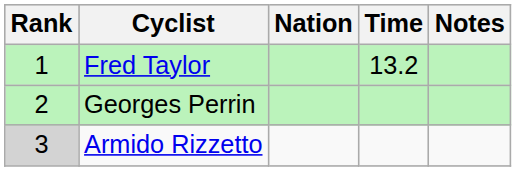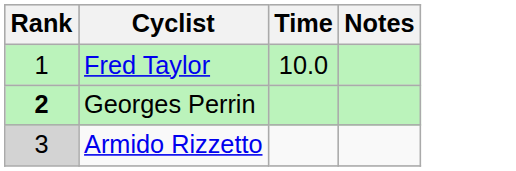- column: (313, 24)
(394, 64) 13.2 -> (303, 64) 10.0
(42, 104) normal -> (42, 104) bold
